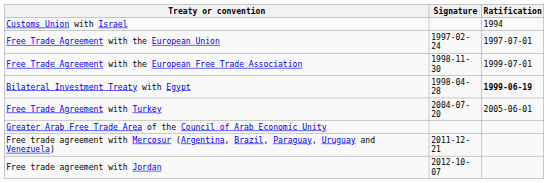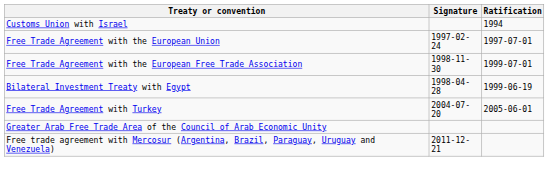(508, 87) bold -> (508, 87) normal
- row: (84, 167)
